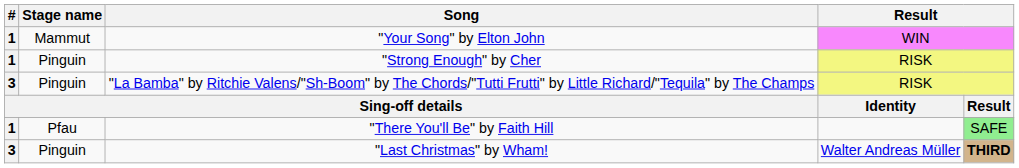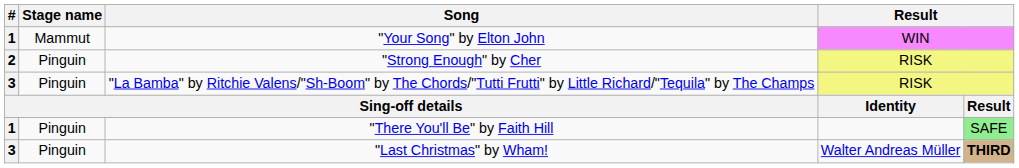(12, 60) 1 -> (12, 60) 2
(62, 128) Pfau -> (62, 128) Pinguin
